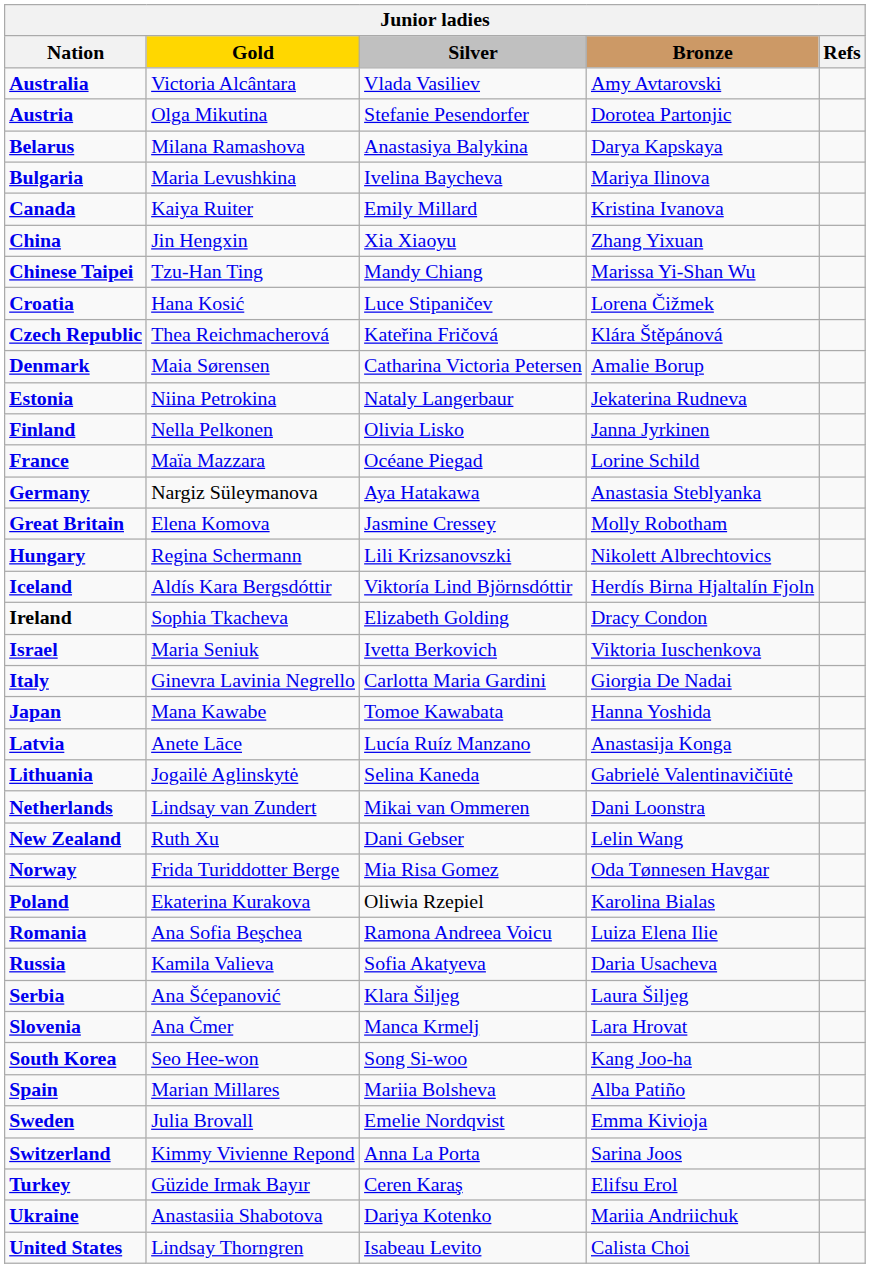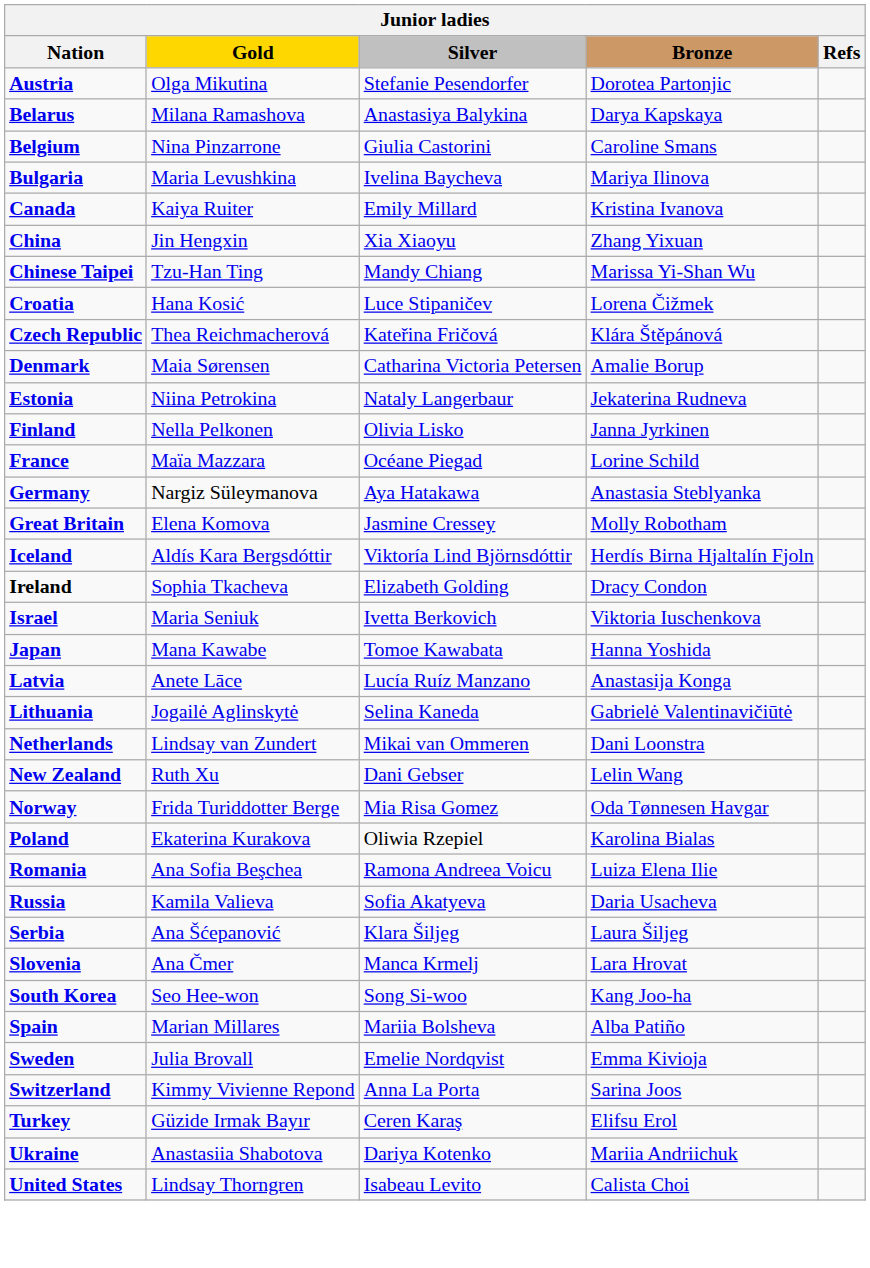- row: (49, 83)
+ row: (44, 146)
- row: (47, 555)
- row: (29, 680)
